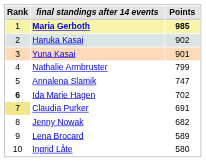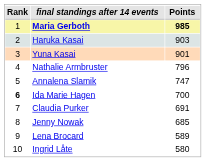(182, 40) 902 -> (182, 40) 903
(182, 68) 799 -> (182, 68) 796
(182, 95) 702 -> (182, 95) 700
(18, 108) khaki background -> (18, 108) no background
(182, 122) 682 -> (182, 122) 685
